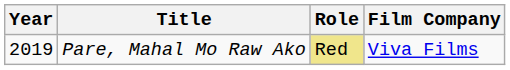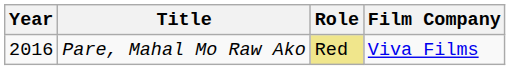(31, 50) 2019 -> (31, 50) 2016
